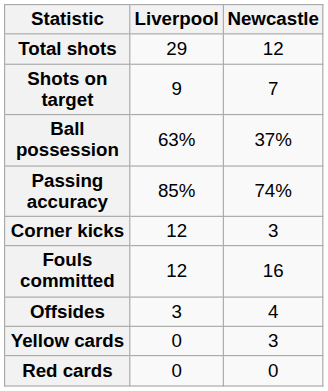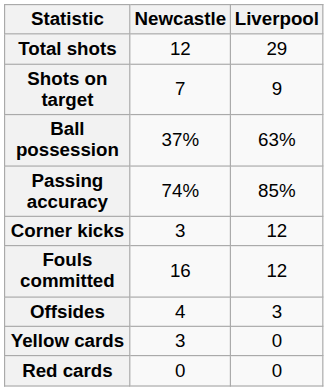columns swapped: (177, 19) <-> (273, 19)
